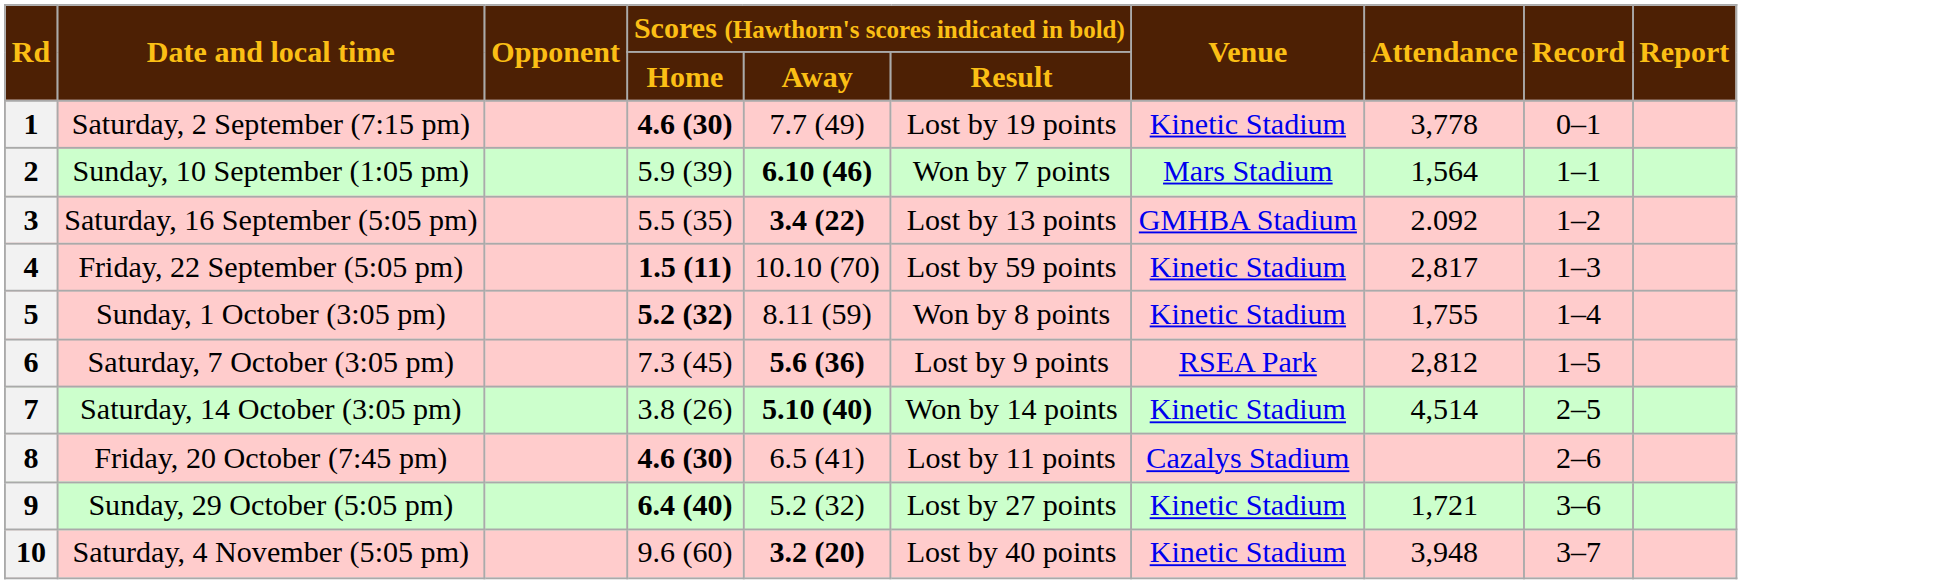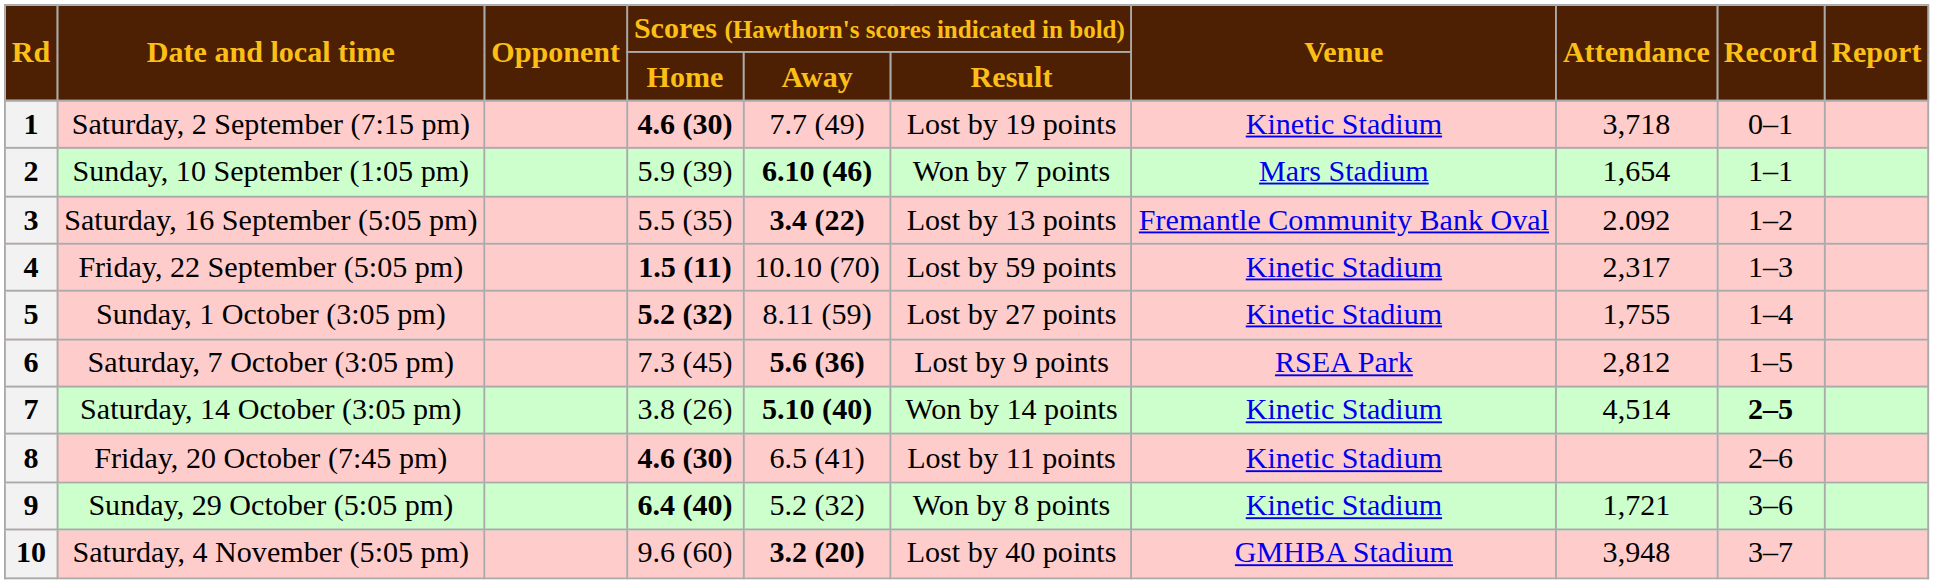(1444, 123) 3,778 -> (1636, 123) 3,718
(1444, 171) 1,564 -> (1636, 171) 1,654
(1248, 219) GMHBA Stadium -> (1344, 219) Fremantle Community Bank Oval
(1444, 266) 2,817 -> (1636, 266) 2,317
(1012, 314) Won by 8 points -> (1012, 314) Lost by 27 points
(1578, 409) normal -> (1771, 409) bold
(1248, 457) Cazalys Stadium -> (1344, 457) Kinetic Stadium
(1012, 505) Lost by 27 points -> (1012, 505) Won by 8 points
(1248, 553) Kinetic Stadium -> (1344, 553) GMHBA Stadium
